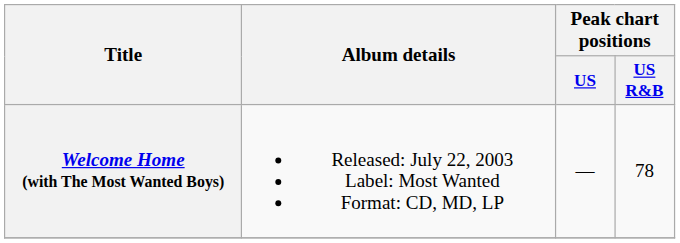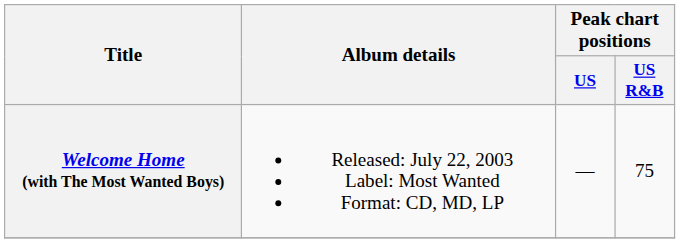(644, 170) 78 -> (644, 170) 75
